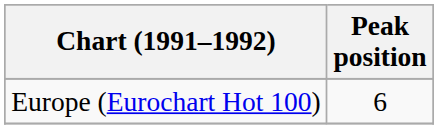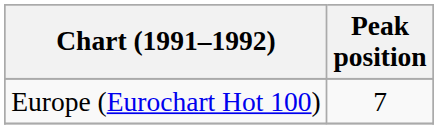(380, 100) 6 -> (380, 100) 7
